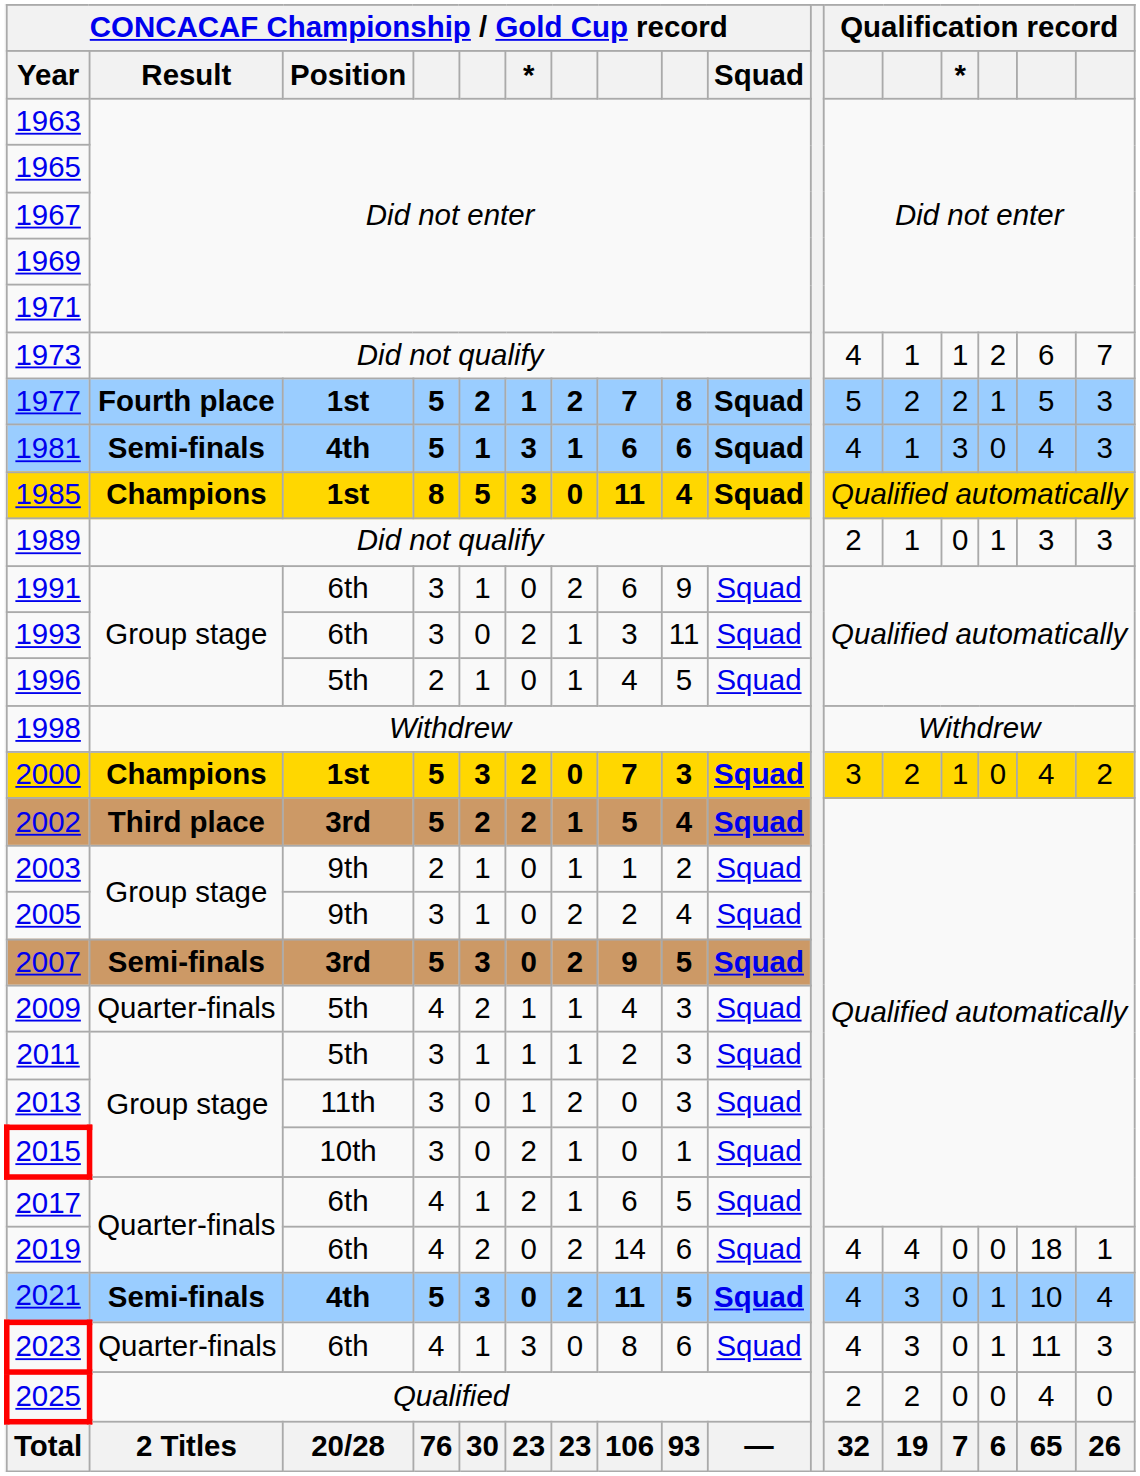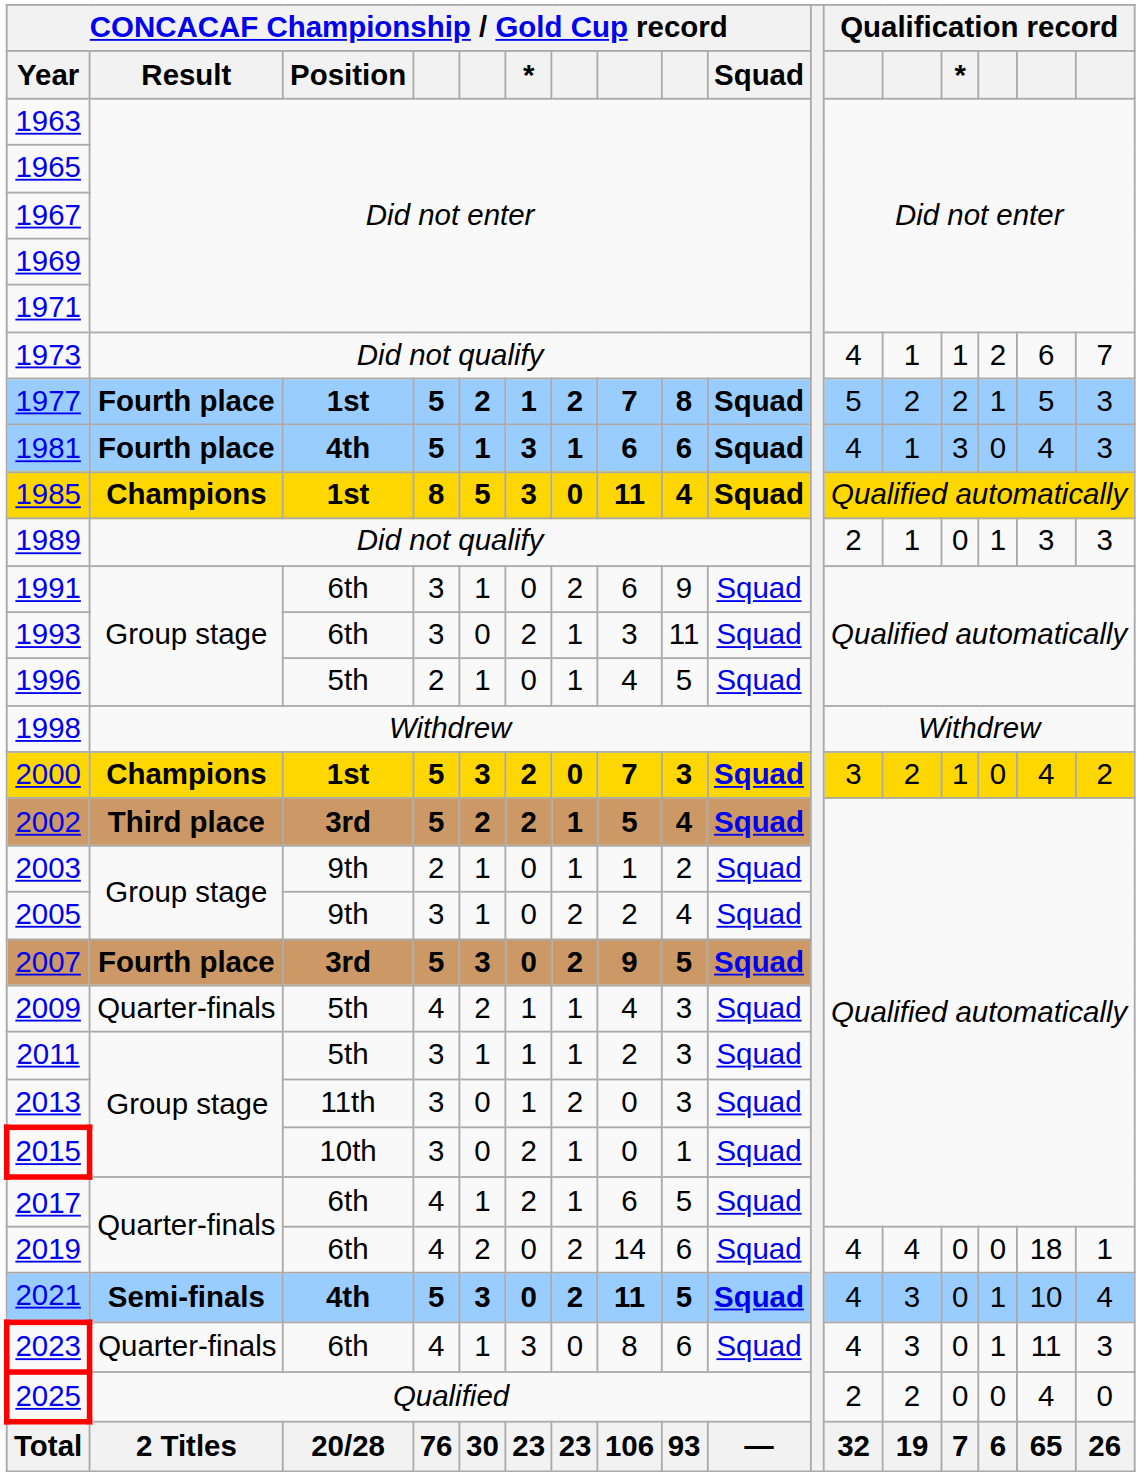(186, 448) Semi-finals -> (186, 448) Fourth place
(186, 961) Semi-finals -> (186, 961) Fourth place
